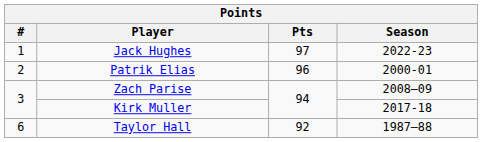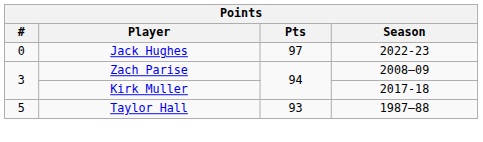(21, 52) 1 -> (21, 52) 0
- row: (153, 71)
(21, 128) 6 -> (21, 109) 5
(303, 128) 92 -> (296, 109) 93
